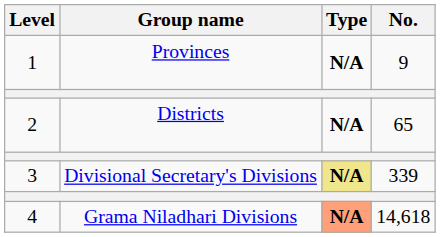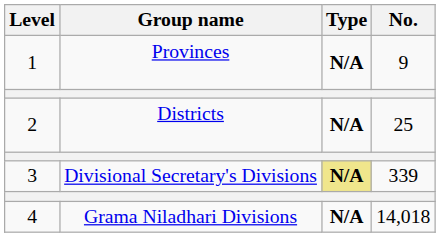(403, 124) 65 -> (403, 124) 25
(347, 216) lightsalmon background -> (347, 216) no background
(403, 216) 14,618 -> (403, 216) 14,018
